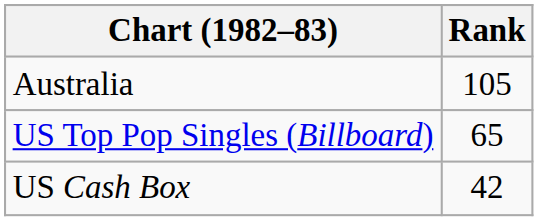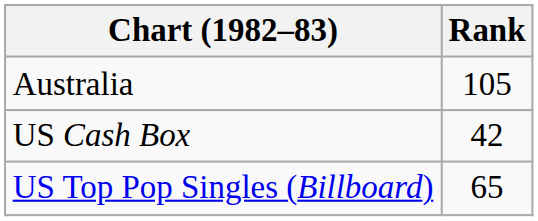rows swapped: (223, 135) <-> (101, 187)
